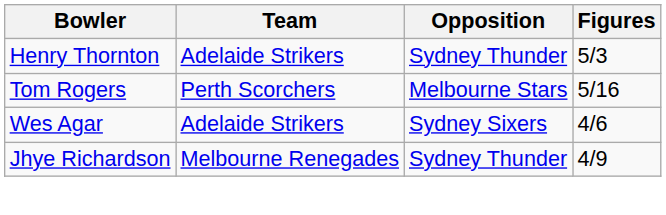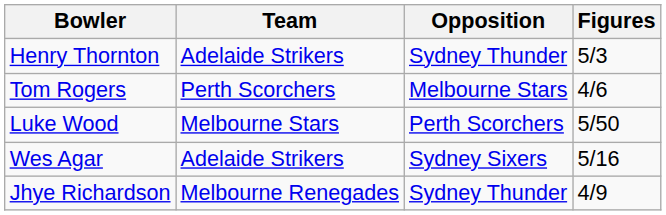(598, 90) 5/16 -> (592, 90) 4/6
+ row: (64, 124)
(592, 124) 4/6 -> (598, 158) 5/16
